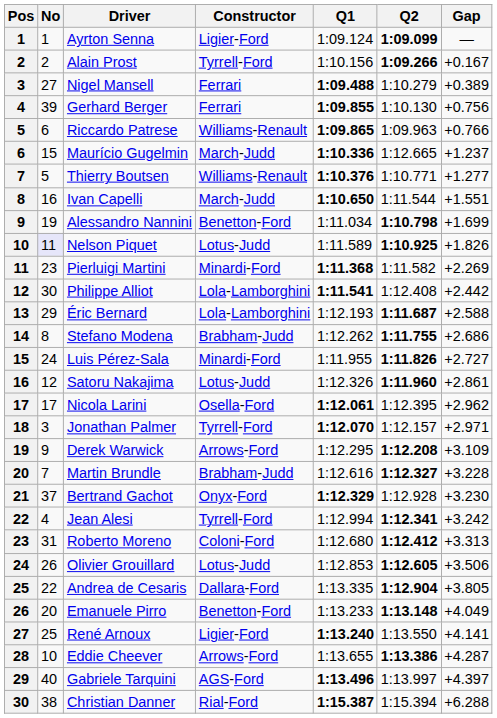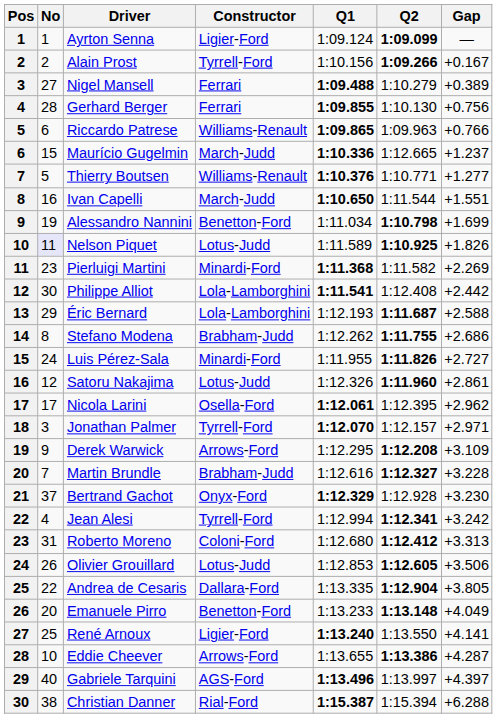(49, 108) 39 -> (49, 108) 28
